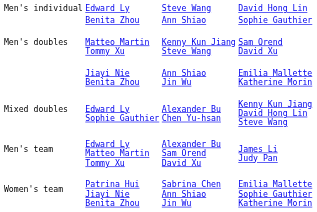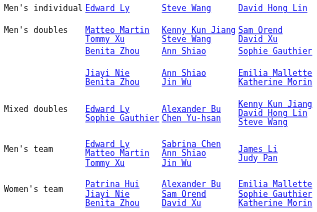rows swapped: (112, 21) <-> (117, 47)
(191, 154) Alexander Bu Sam Orend David Xu -> (191, 154) Sabrina Chen Ann Shiao Jin Wu
(191, 194) Sabrina Chen Ann Shiao Jin Wu -> (191, 194) Alexander Bu Sam Orend David Xu
